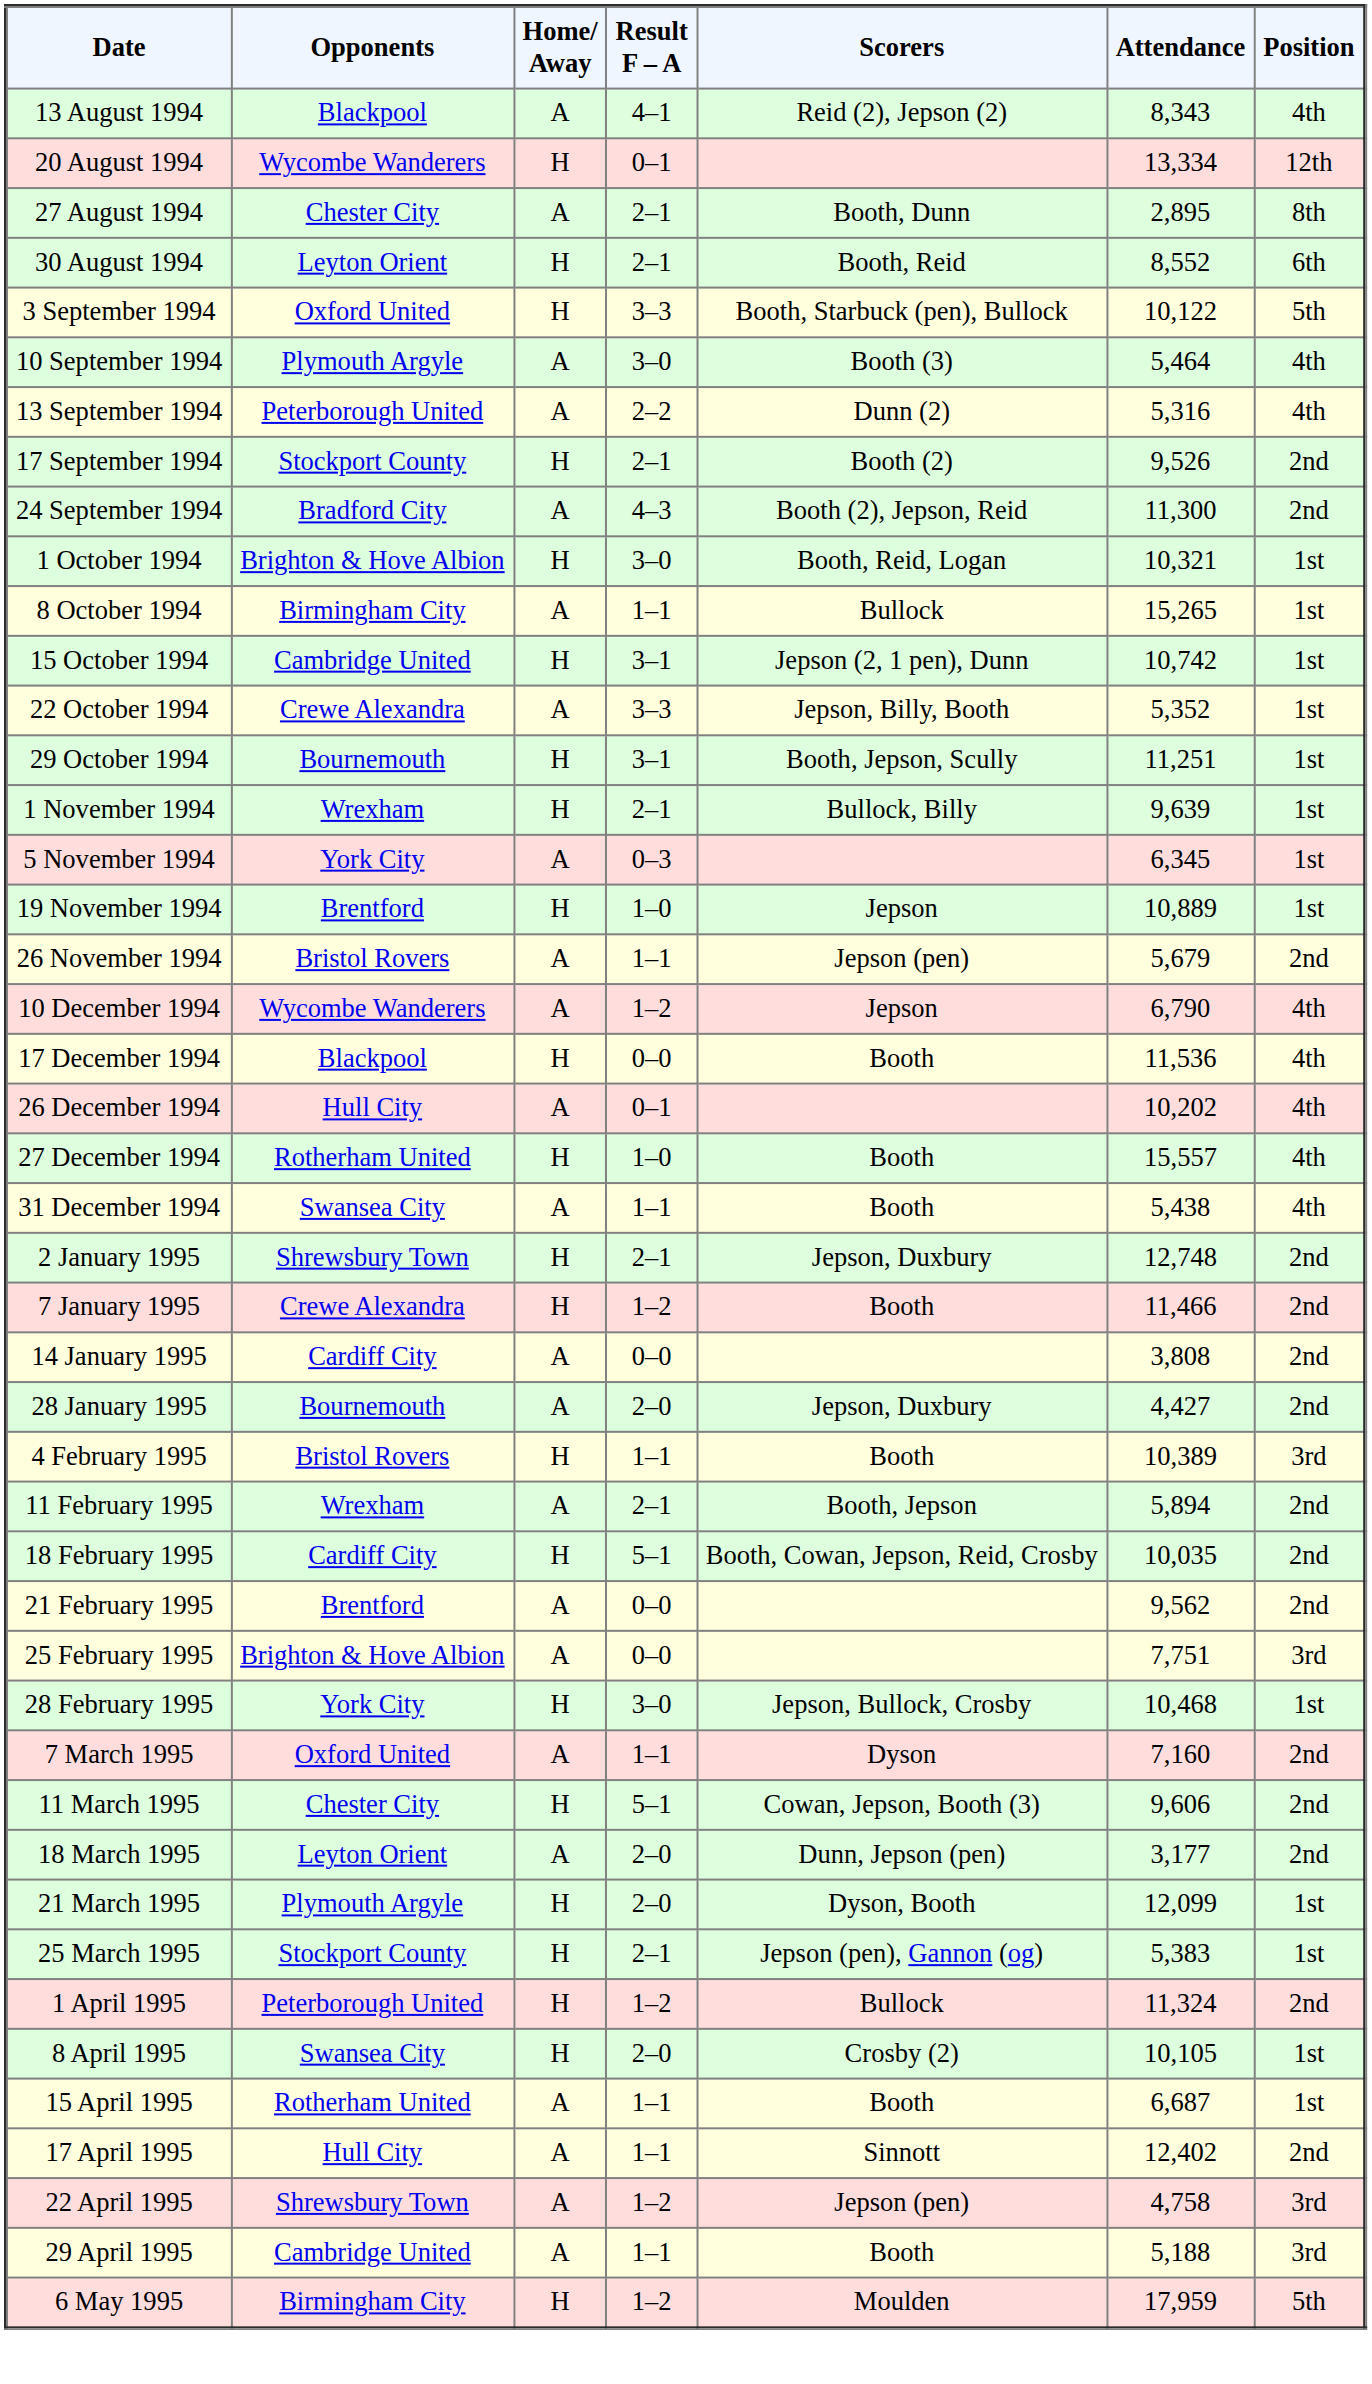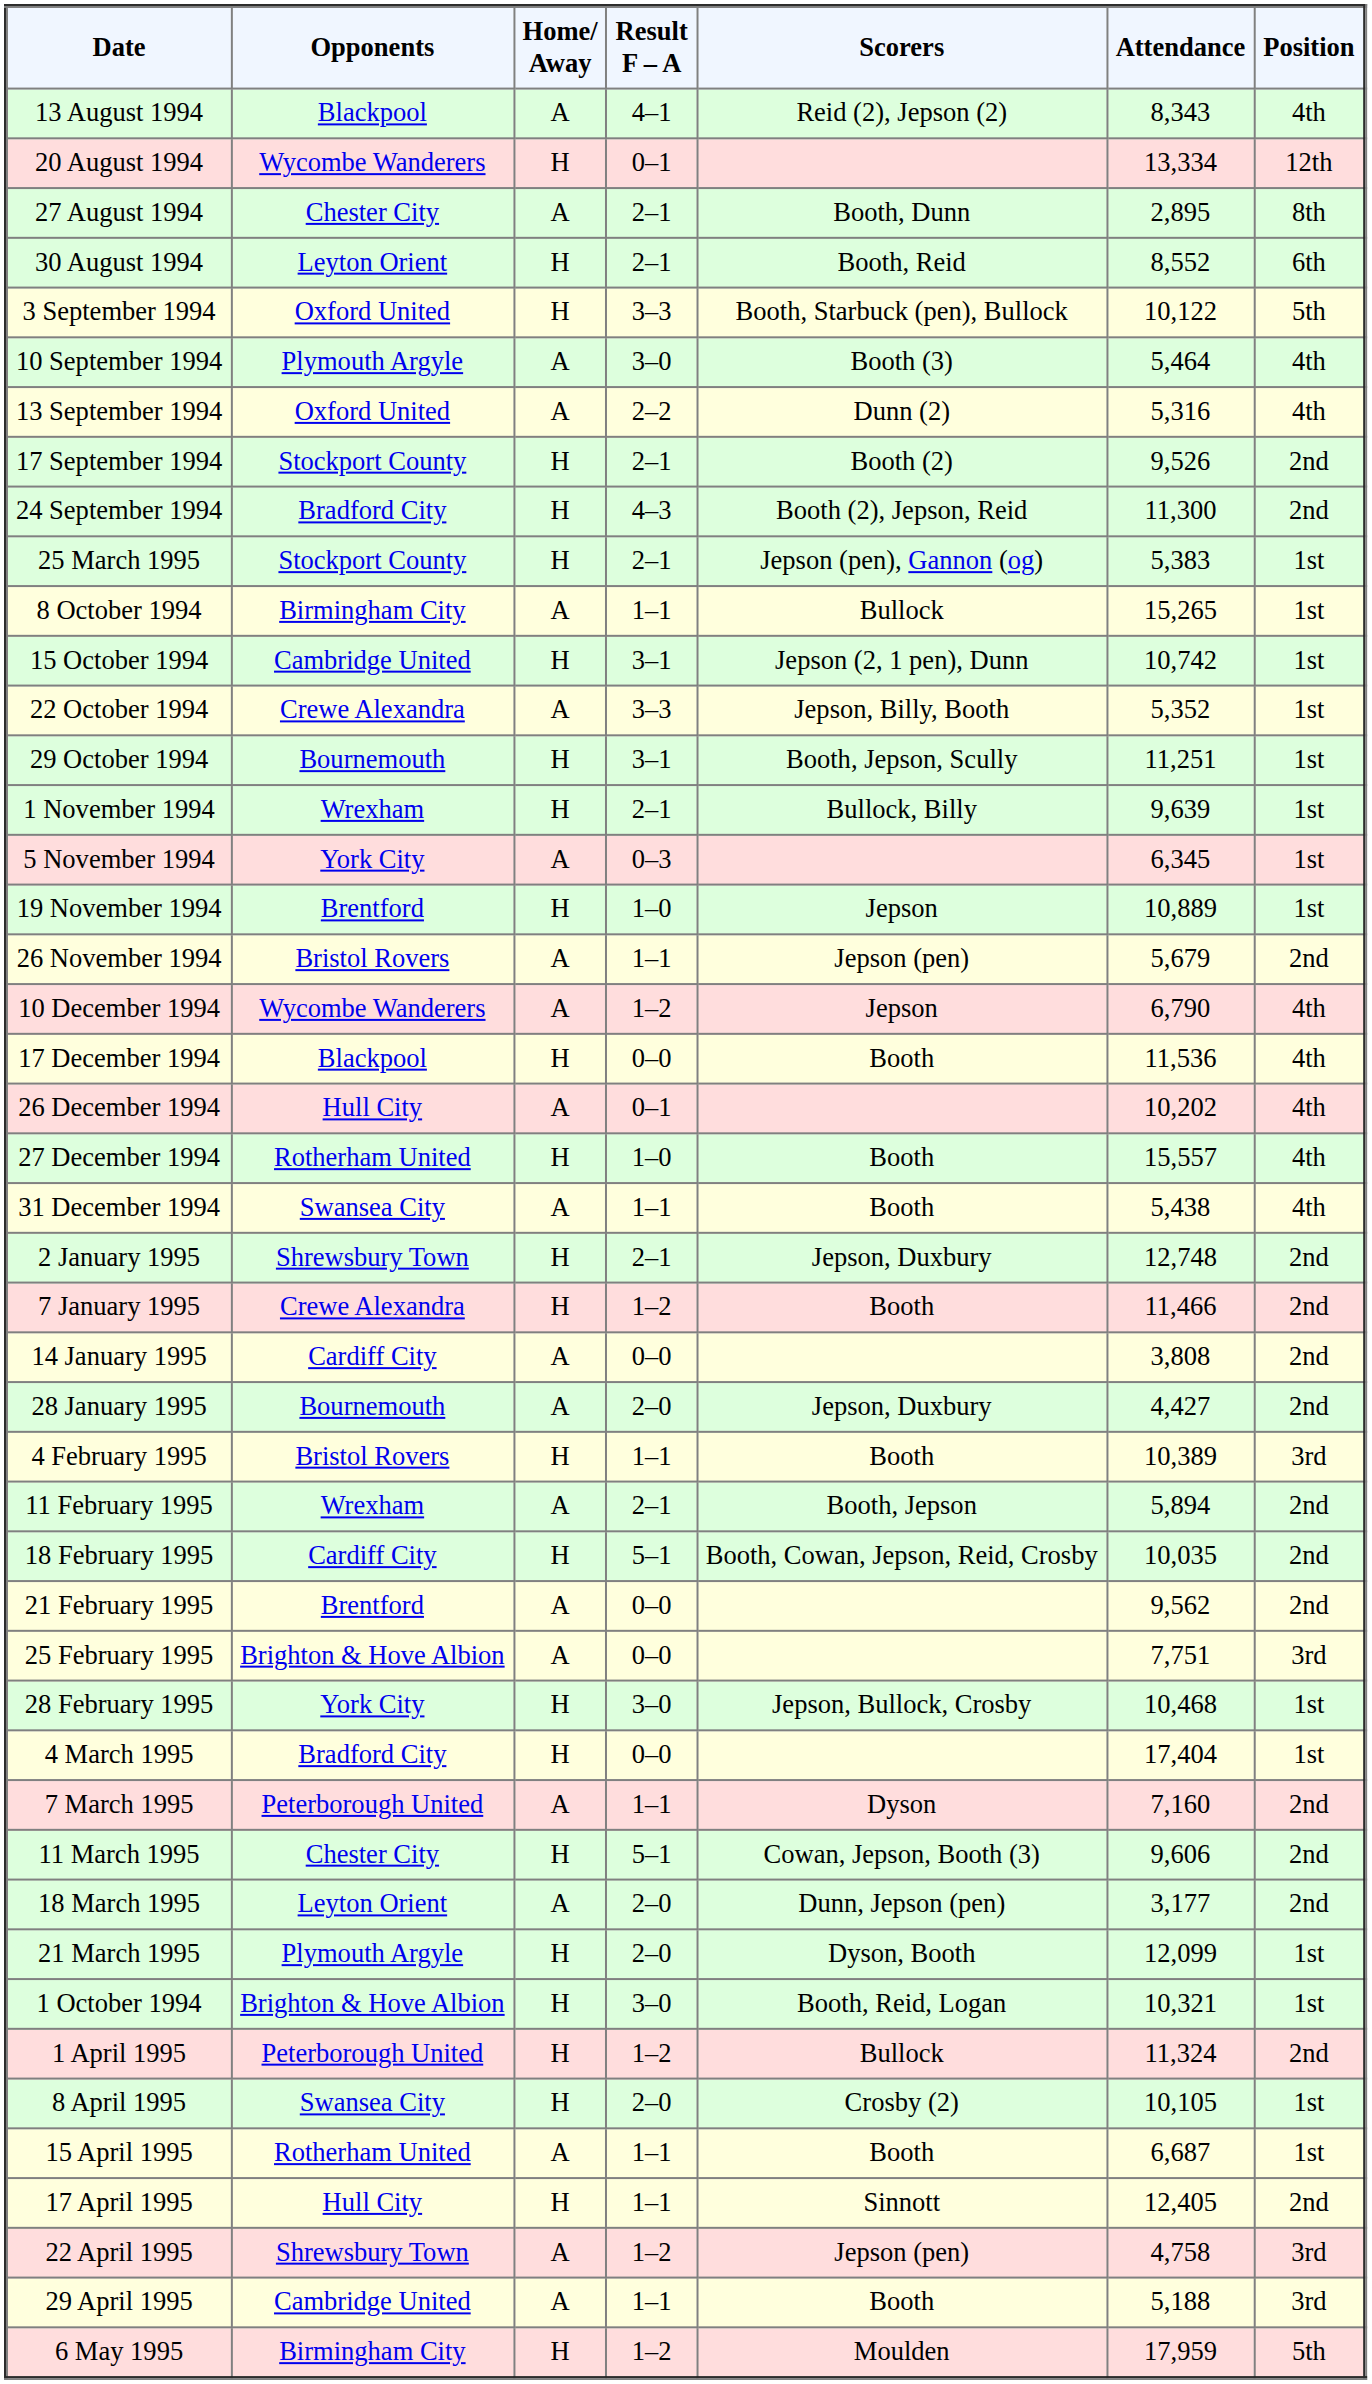(372, 411) Peterborough United -> (372, 411) Oxford United
(560, 510) A -> (560, 510) H
rows swapped: (119, 560) <-> (119, 1953)
+ row: (119, 1754)
(372, 1754) Oxford United -> (372, 1804) Peterborough United
(560, 2152) A -> (560, 2202) H
(1180, 2152) 12,402 -> (1180, 2202) 12,405
